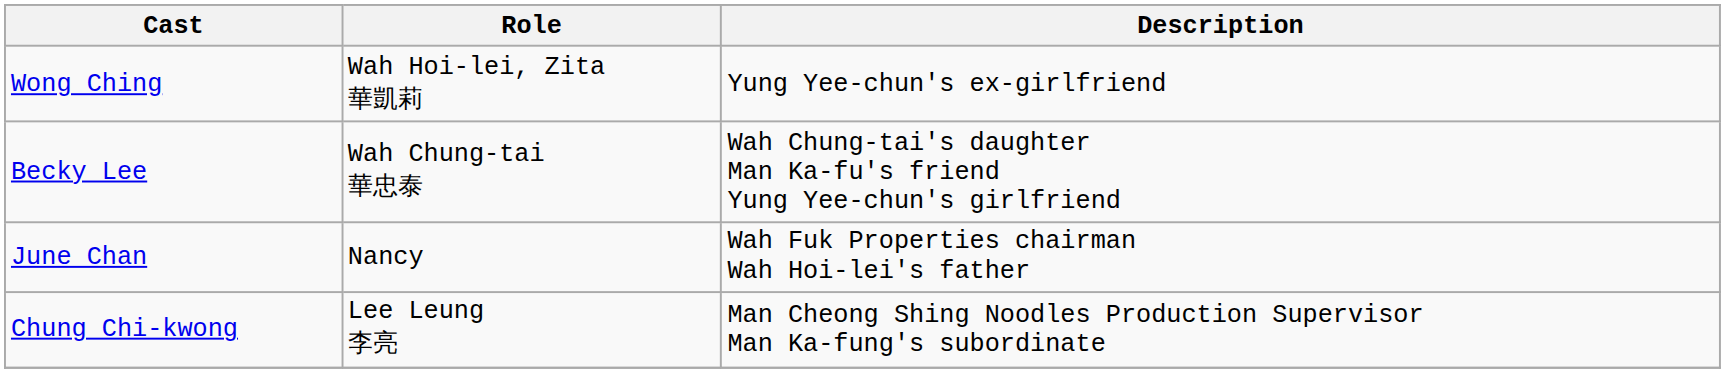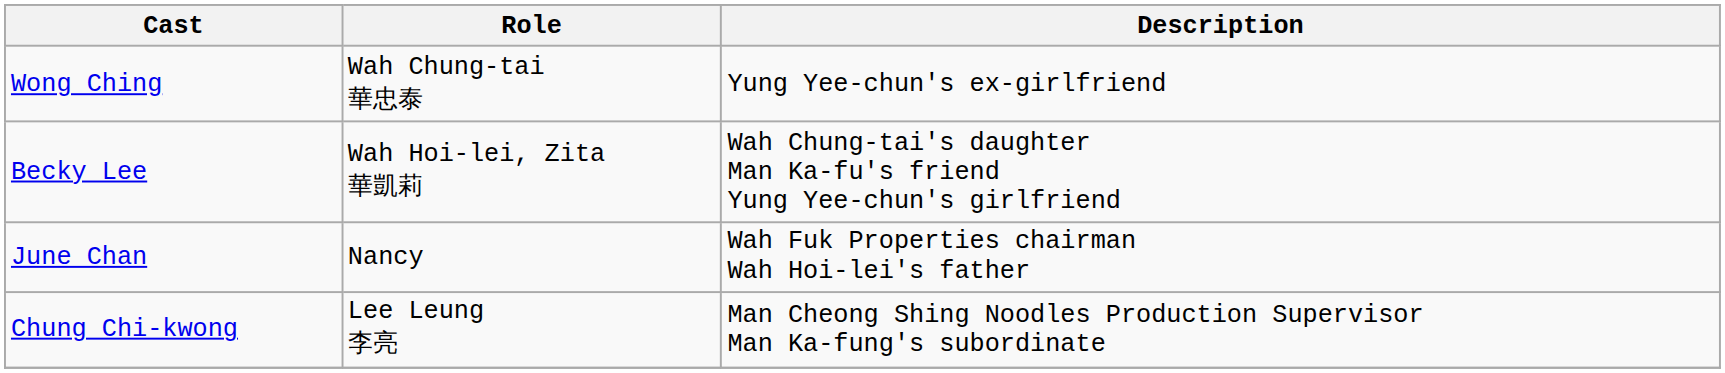(477, 83) Wah Hoi-lei, Zita 華凱莉 -> (446, 83) Wah Chung-tai 華忠泰
(446, 171) Wah Chung-tai 華忠泰 -> (477, 171) Wah Hoi-lei, Zita 華凱莉
